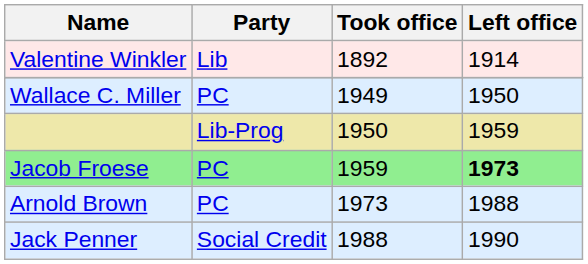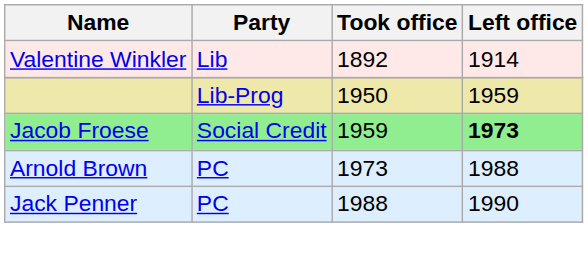- row: (95, 95)
(213, 167) PC -> (262, 131) Social Credit
(262, 240) Social Credit -> (213, 204) PC
